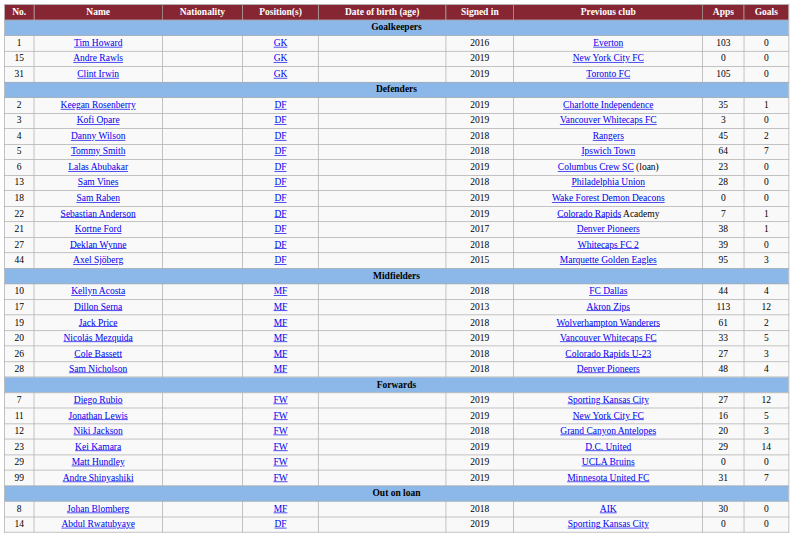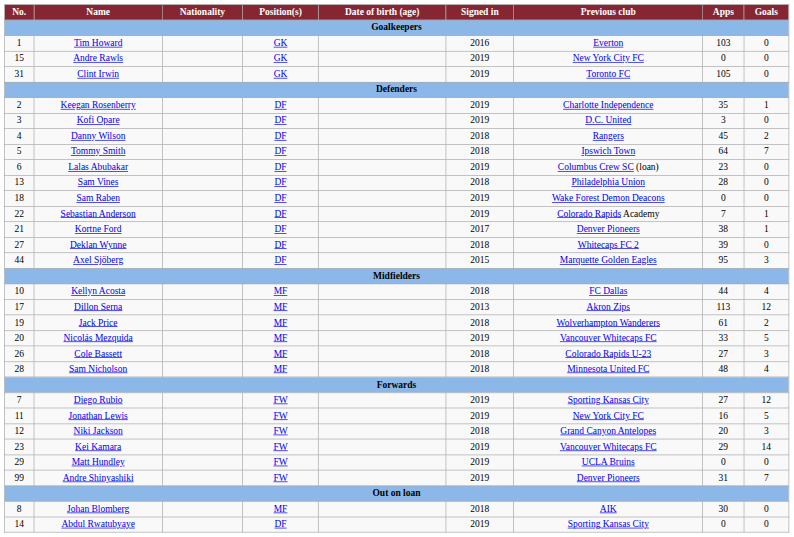(608, 120) Vancouver Whitecaps FC -> (608, 120) D.C. United
(608, 369) Denver Pioneers -> (608, 369) Minnesota United FC
(608, 446) D.C. United -> (608, 446) Vancouver Whitecaps FC
(608, 477) Minnesota United FC -> (608, 477) Denver Pioneers
